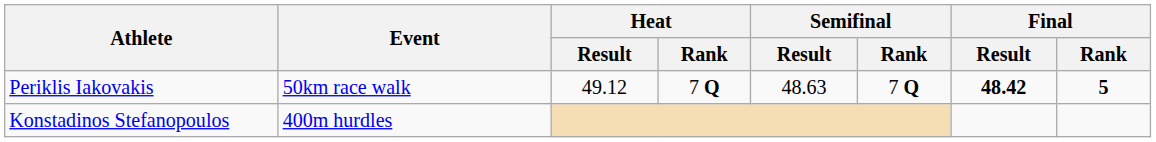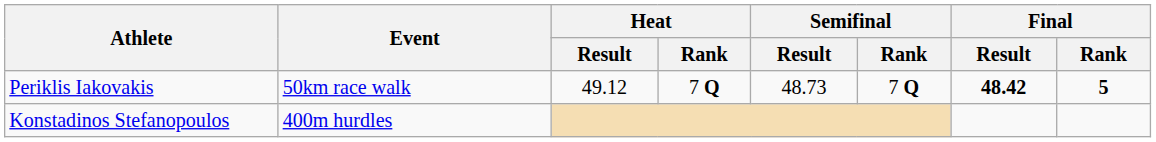(804, 87) 48.63 -> (804, 87) 48.73
